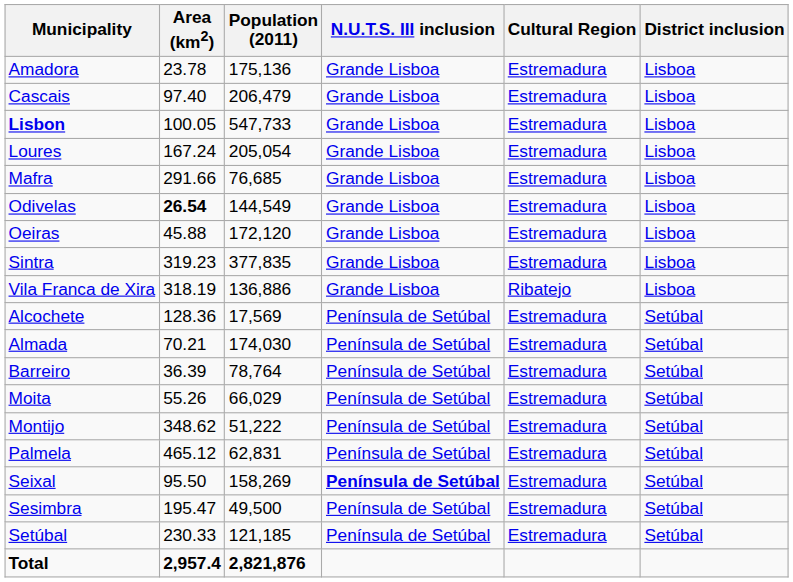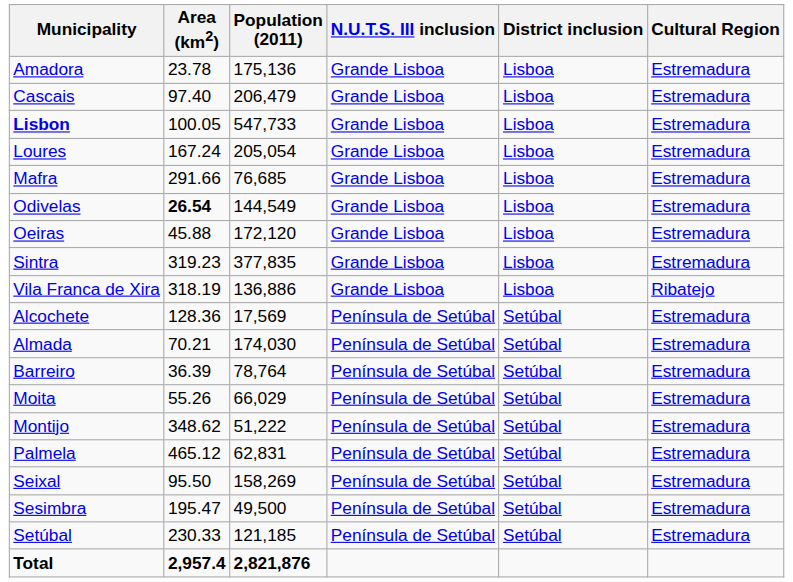columns swapped: (714, 30) <-> (572, 30)
(413, 480) bold -> (413, 480) normal
